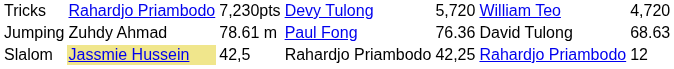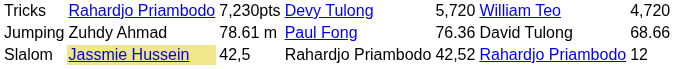(650, 32) 68.63 -> (650, 32) 68.66
(455, 54) 42,25 -> (455, 54) 42,52
